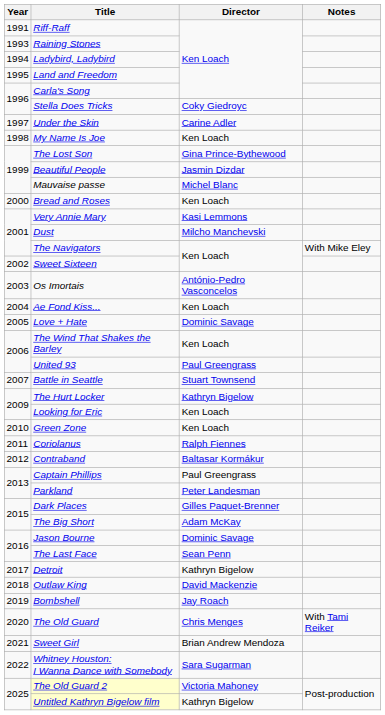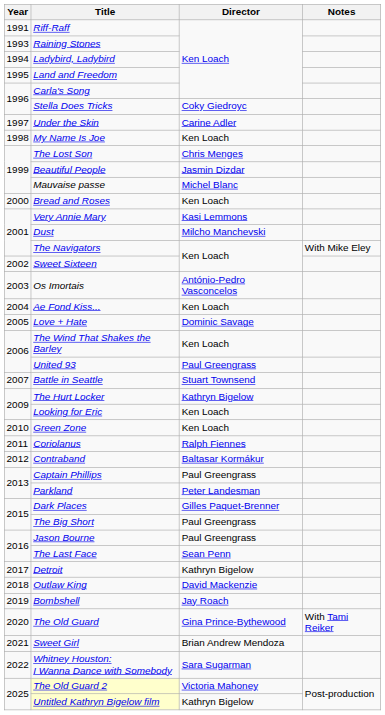(234, 153) Gina Prince-Bythewood -> (212, 153) Chris Menges
(211, 522) Adam McKay -> (219, 522) Paul Greengrass
(218, 538) Dominic Savage -> (219, 538) Paul Greengrass
(212, 622) Chris Menges -> (234, 622) Gina Prince-Bythewood
